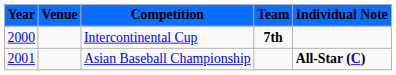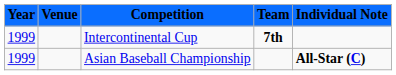(21, 37) 2000 -> (21, 37) 1999
(21, 59) 2001 -> (21, 59) 1999
